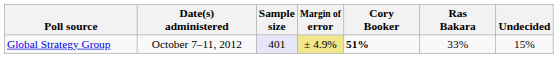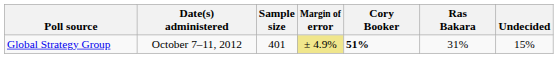(277, 44) lavender background -> (277, 44) no background
(458, 44) 33% -> (458, 44) 31%
